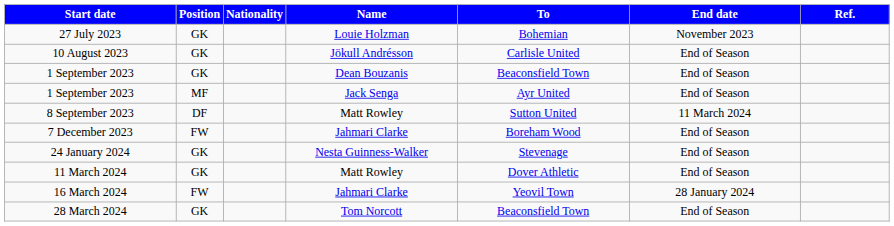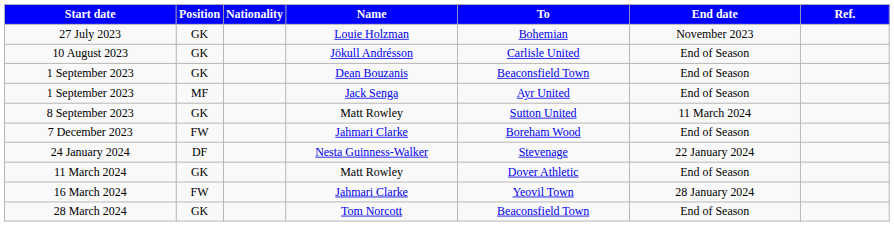(200, 113) DF -> (200, 113) GK
(200, 152) GK -> (200, 152) DF
(715, 152) End of Season -> (715, 152) 22 January 2024
